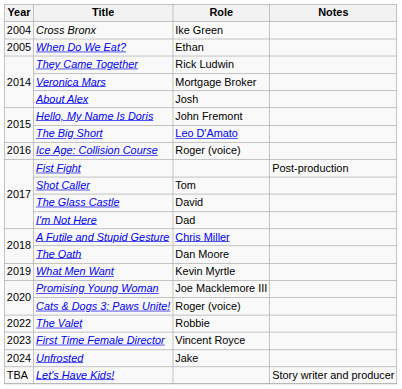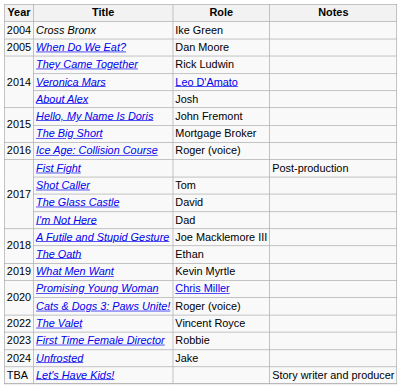(190, 47) Ethan -> (202, 47) Dan Moore
(216, 82) Mortgage Broker -> (207, 82) Leo D'Amato
(207, 133) Leo D'Amato -> (216, 133) Mortgage Broker
(203, 237) Chris Miller -> (221, 237) Joe Macklemore III
(202, 254) Dan Moore -> (190, 254) Ethan
(221, 289) Joe Macklemore III -> (203, 289) Chris Miller
(193, 323) Robbie -> (210, 323) Vincent Royce
(210, 340) Vincent Royce -> (193, 340) Robbie
